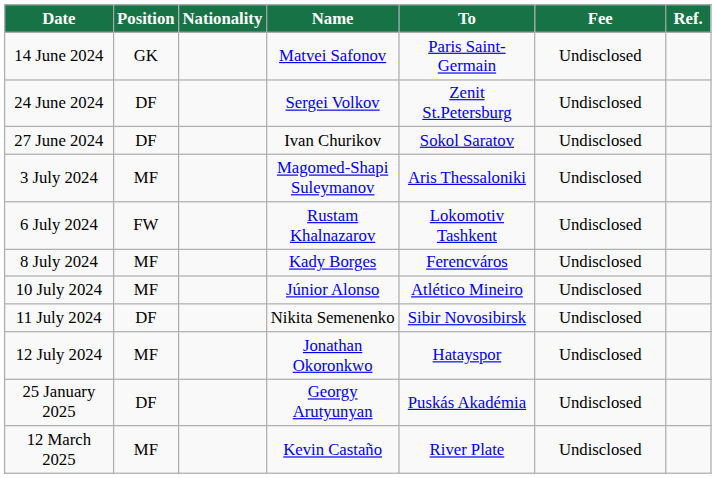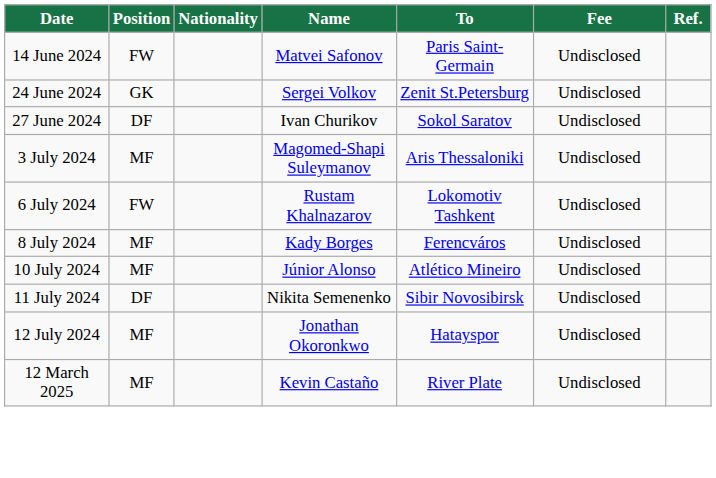(146, 56) GK -> (142, 56) FW
(146, 103) DF -> (142, 93) GK
- row: (59, 402)
